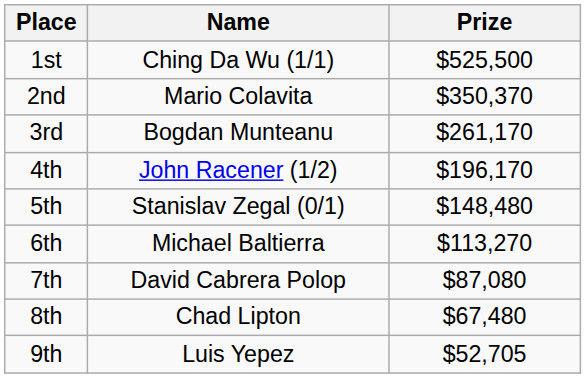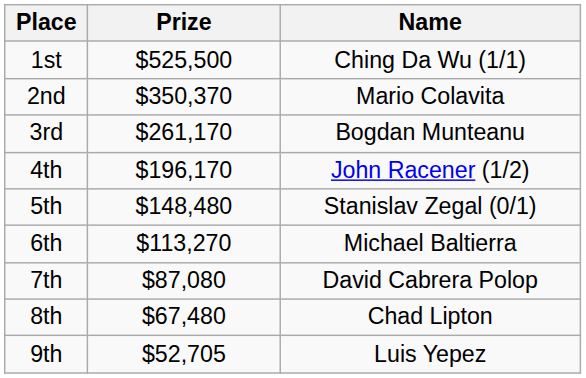columns swapped: (238, 22) <-> (485, 22)
